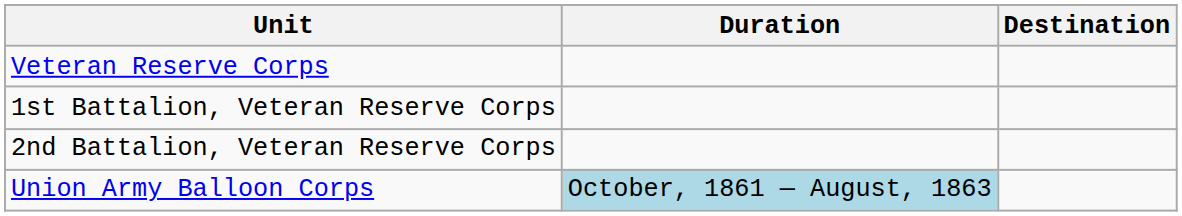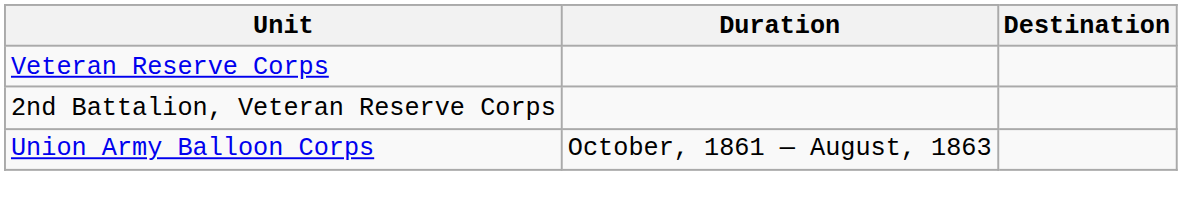- row: (283, 108)
(780, 190) lightblue background -> (780, 149) no background
